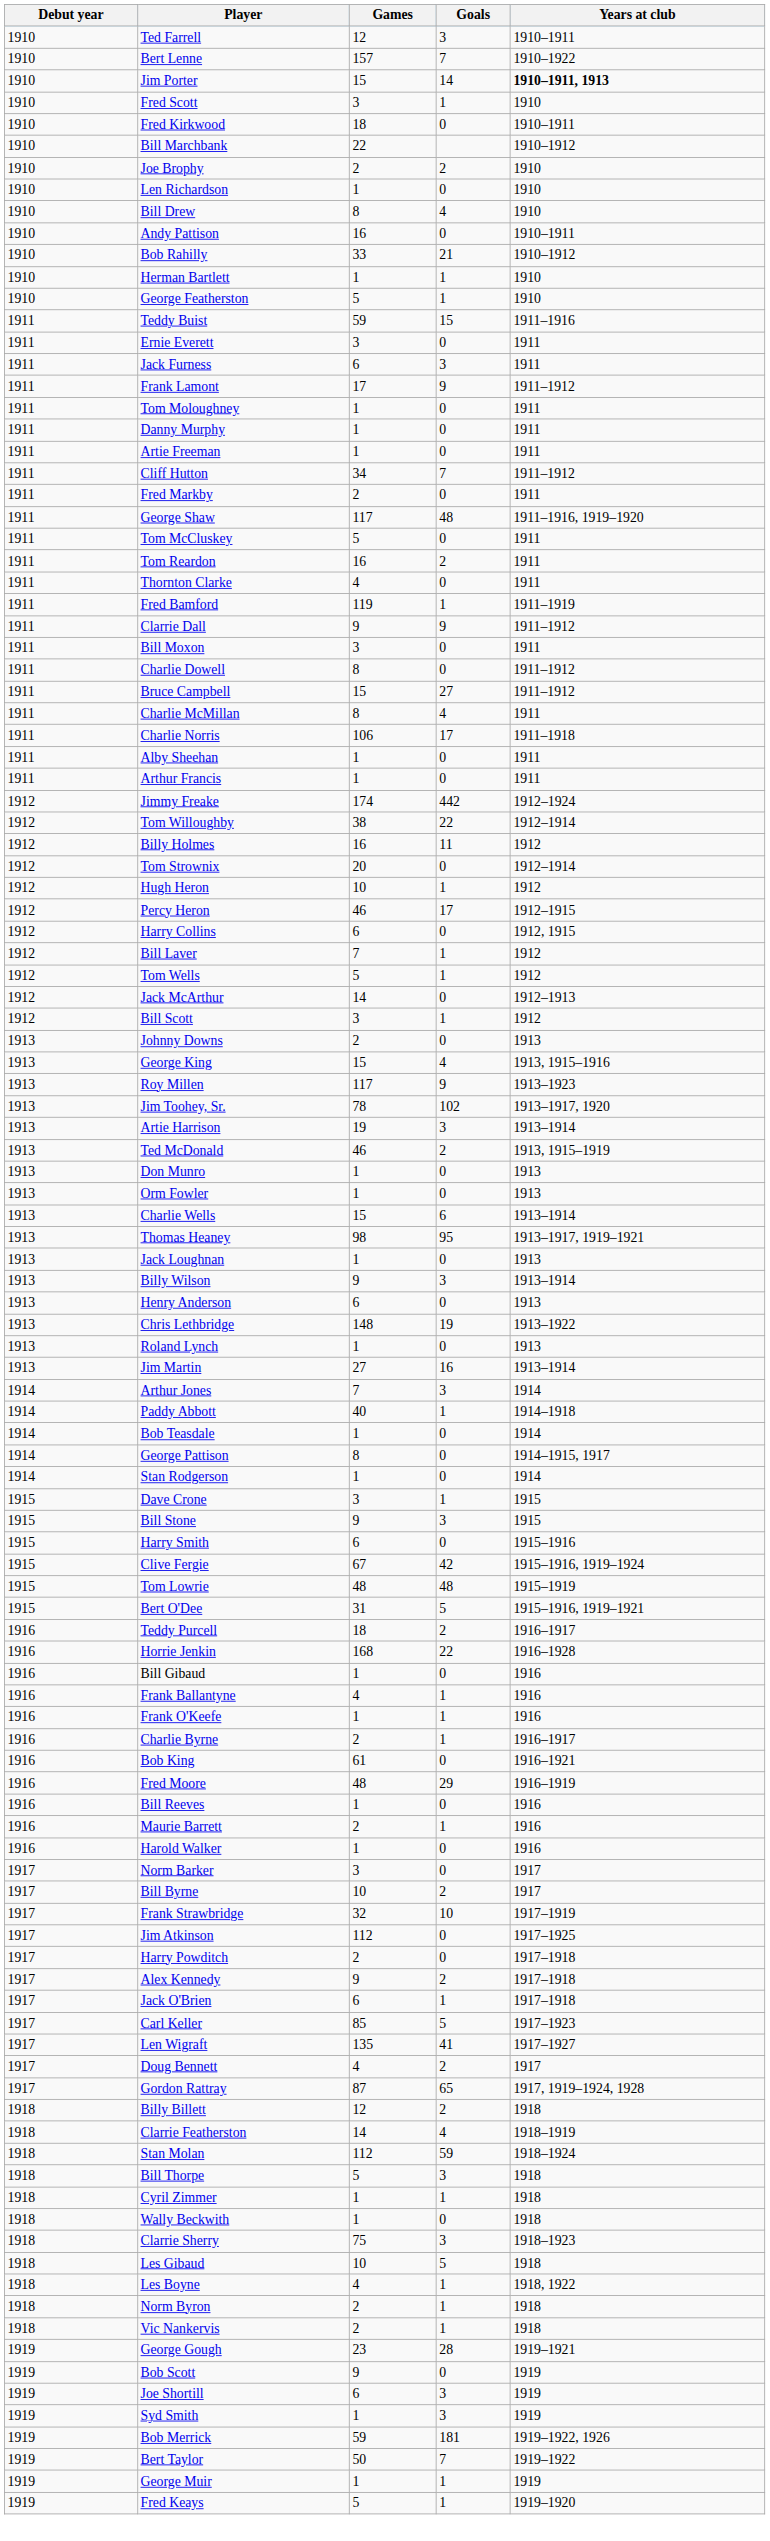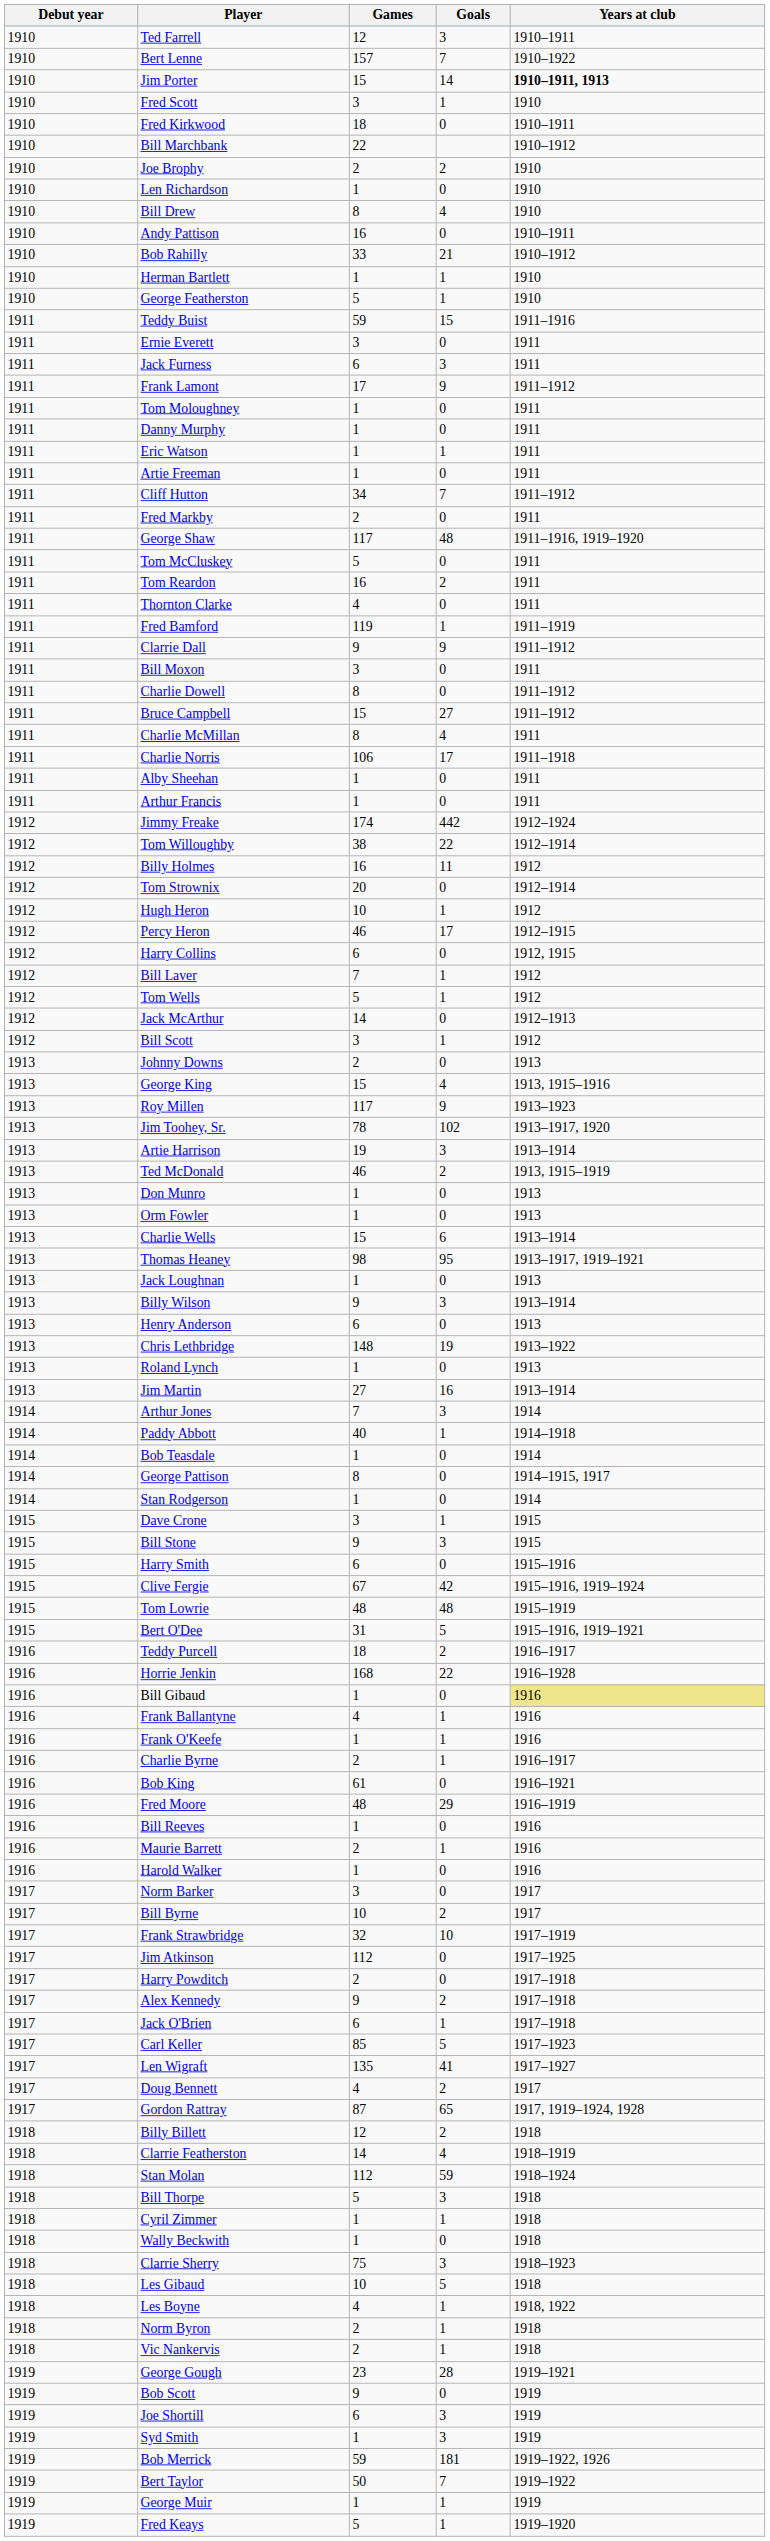+ row: (174, 451)
(527, 1673) no background -> (527, 1695) khaki background
